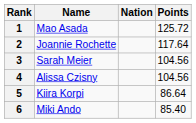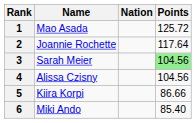(173, 61) no background -> (173, 61) lightgreen background
(173, 93) 86.64 -> (173, 93) 86.66
